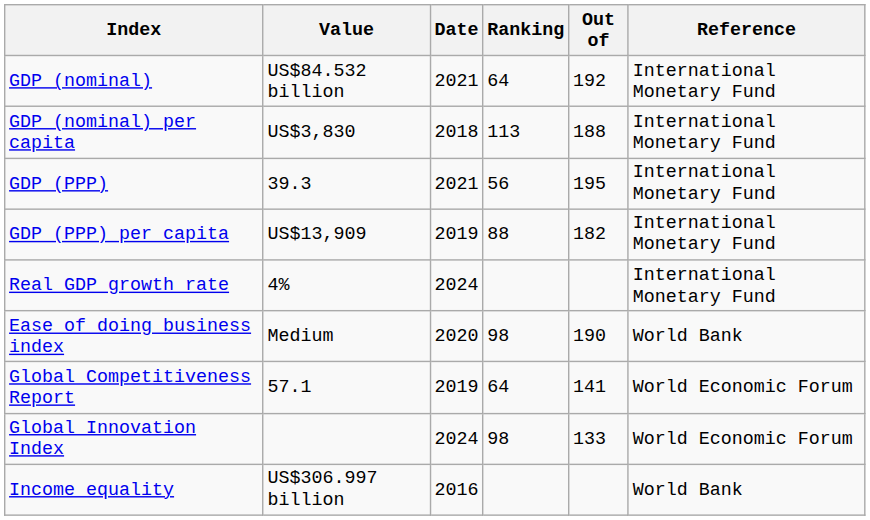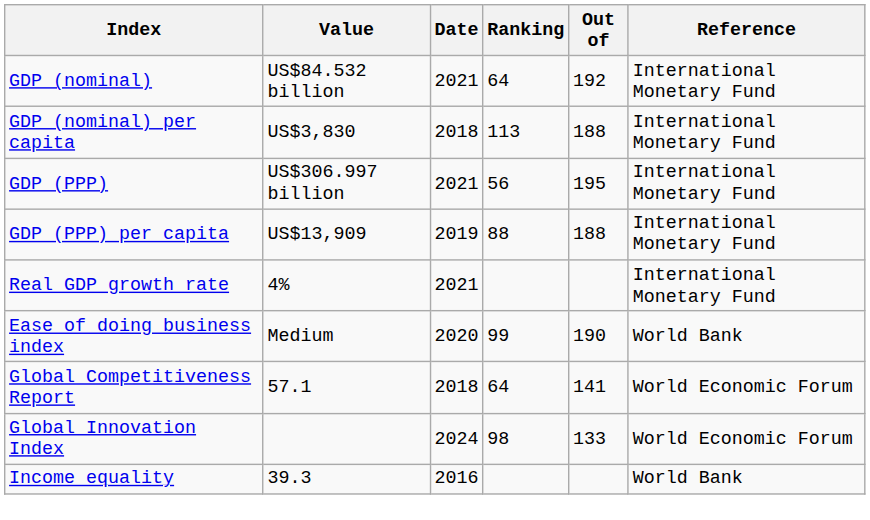(289, 183) 39.3 -> (322, 183) US$306.997 billion
(589, 234) 182 -> (589, 234) 188
(456, 285) 2024 -> (456, 285) 2021
(498, 336) 98 -> (498, 336) 99
(456, 387) 2019 -> (456, 387) 2018
(322, 489) US$306.997 billion -> (289, 479) 39.3
